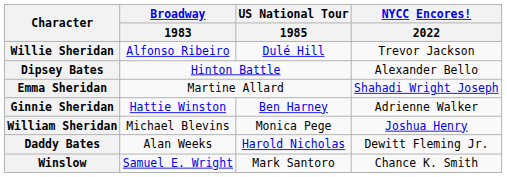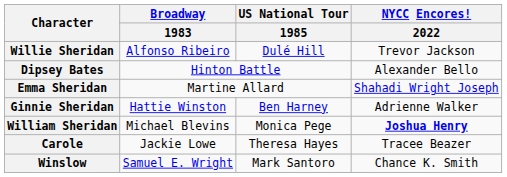(426, 126) normal -> (426, 126) bold
+ row: (62, 144)
- row: (62, 144)
